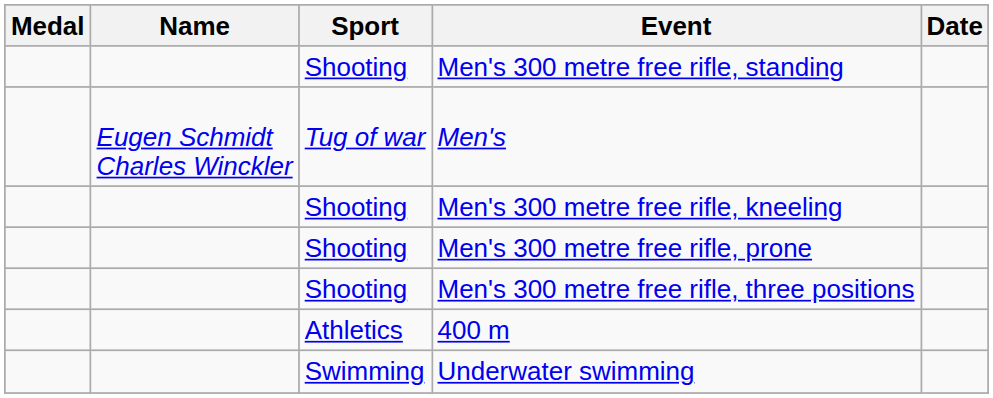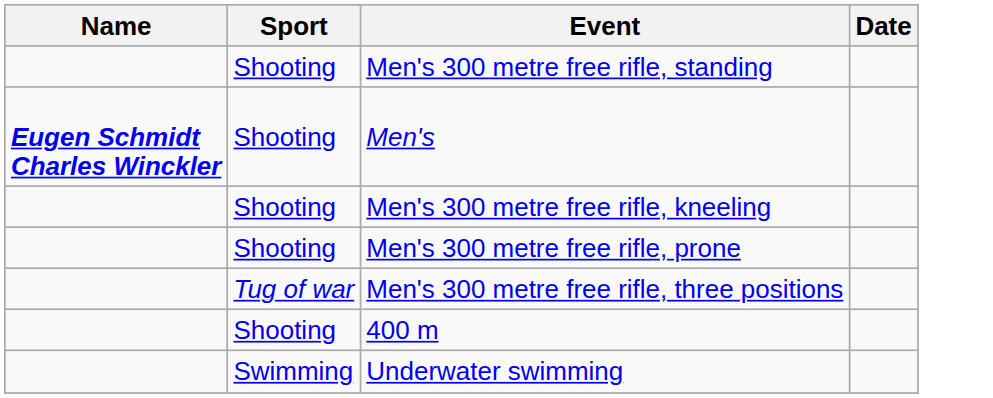- column: (48, 26)
(195, 152) normal -> (116, 152) bold
(365, 137) Tug of war -> (285, 137) Shooting
(356, 289) Shooting -> (294, 289) Tug of war
(354, 331) Athletics -> (285, 331) Shooting
